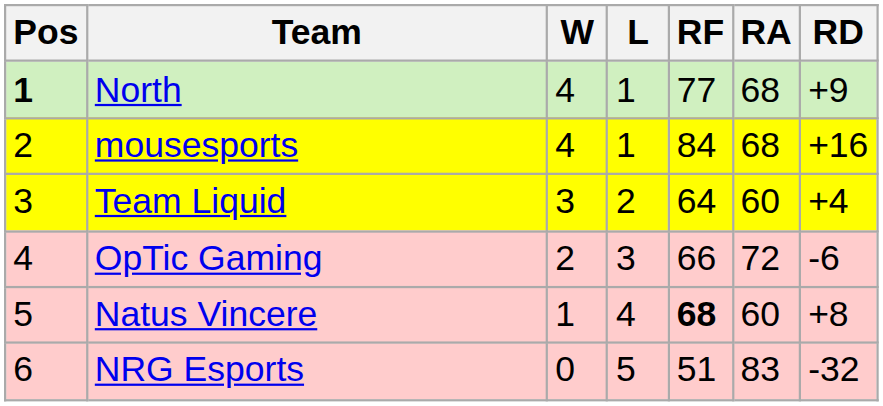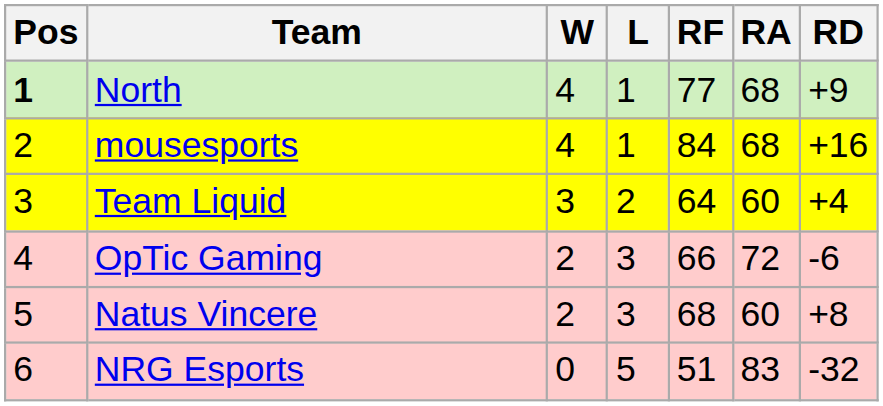(565, 314) 1 -> (565, 314) 2
(626, 314) 4 -> (626, 314) 3
(696, 314) bold -> (696, 314) normal
